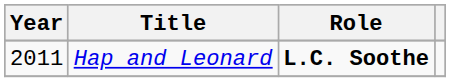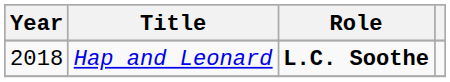(37, 59) 2011 -> (37, 59) 2018
